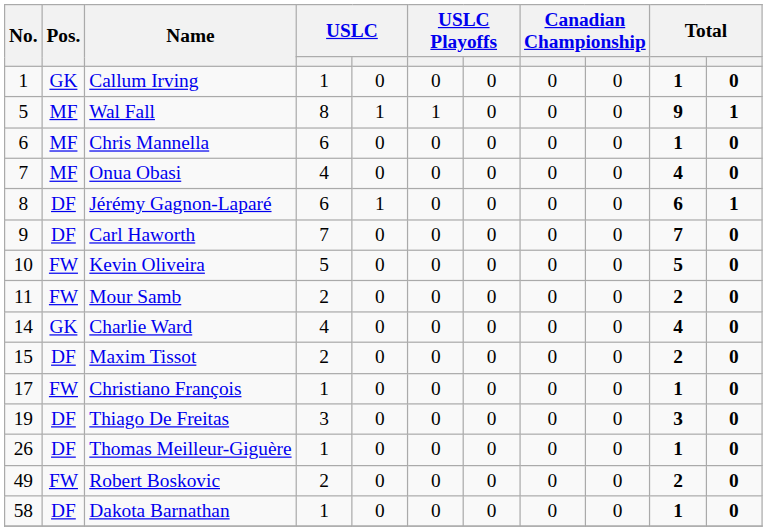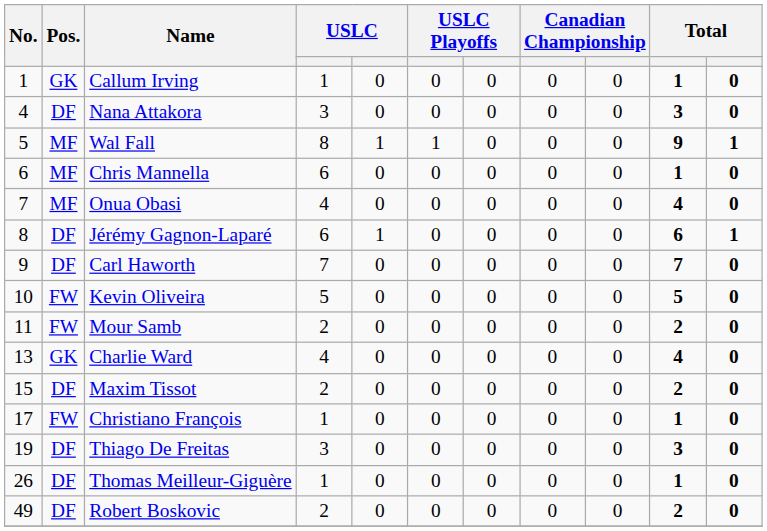+ row: (145, 111)
(23, 326) 14 -> (23, 357) 13
(63, 480) FW -> (63, 511) DF
- row: (159, 511)
